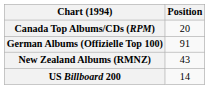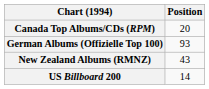(185, 44) 91 -> (185, 44) 93
